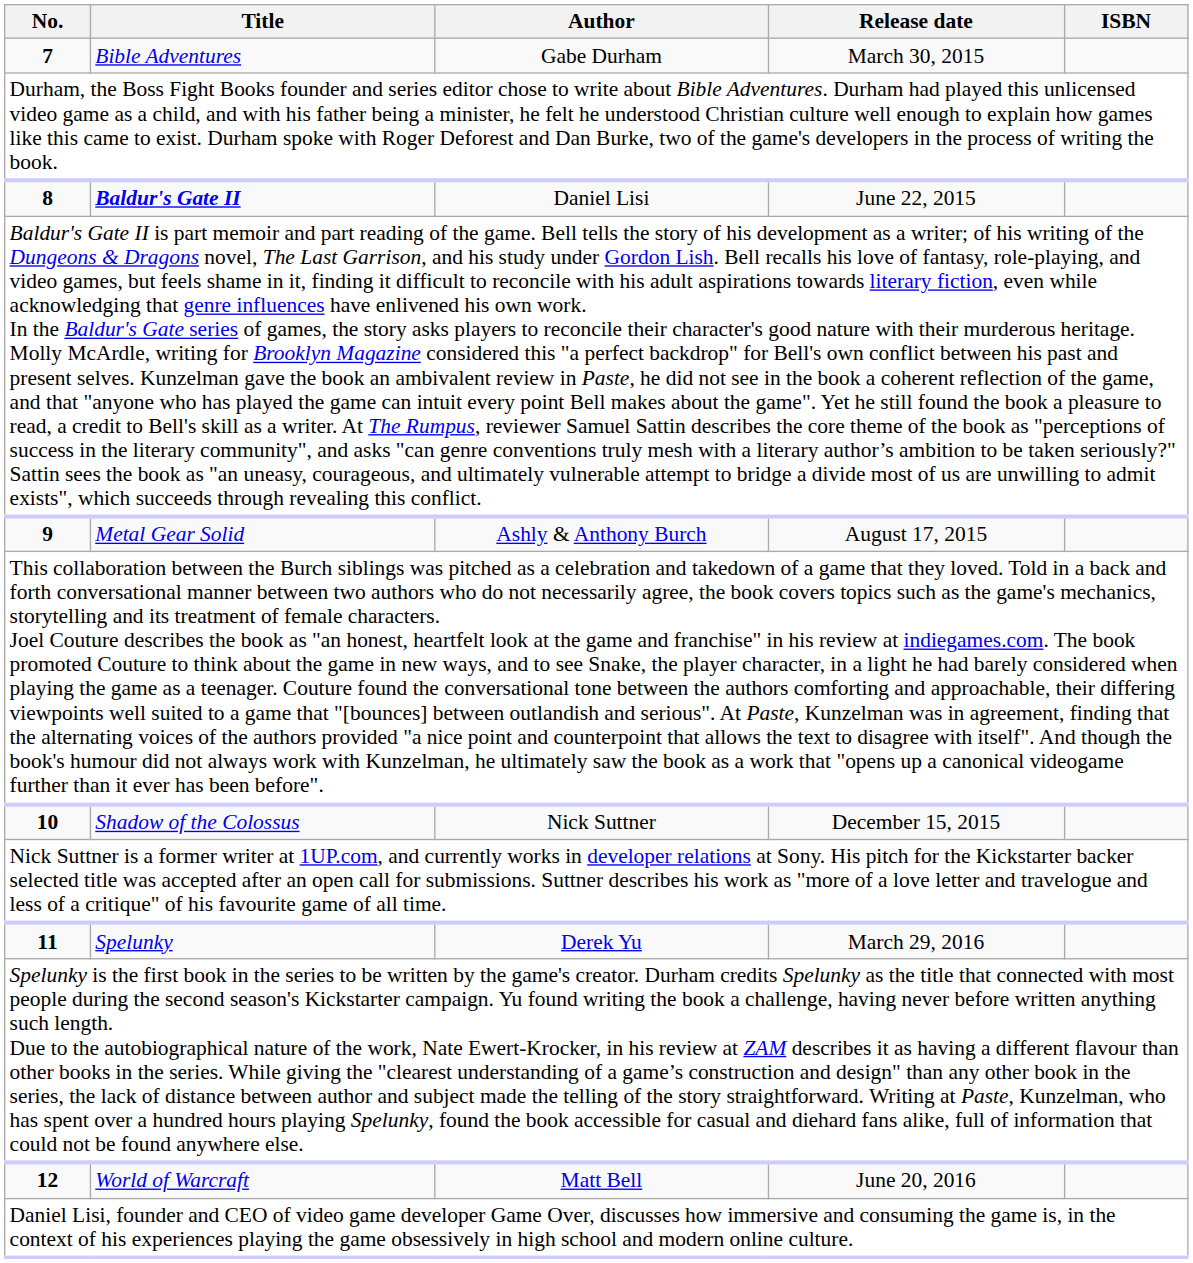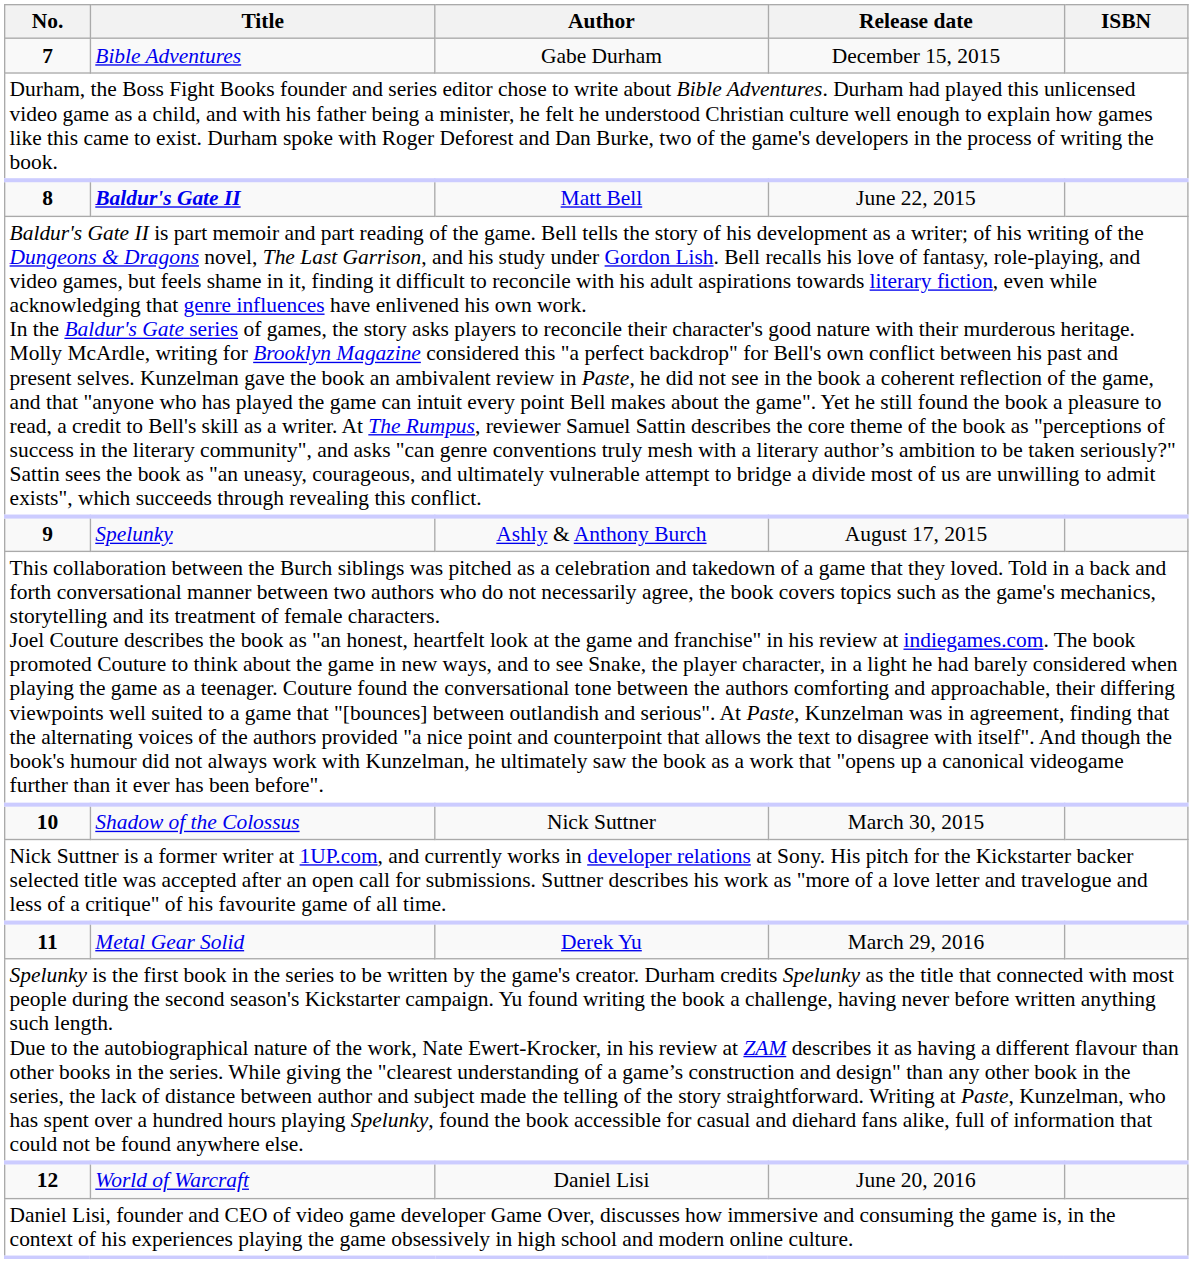(916, 55) March 30, 2015 -> (916, 55) December 15, 2015
(601, 198) Daniel Lisi -> (601, 198) Matt Bell
(170, 534) Metal Gear Solid -> (134, 534) Spelunky
(916, 822) December 15, 2015 -> (916, 822) March 30, 2015
(134, 941) Spelunky -> (170, 941) Metal Gear Solid
(601, 1180) Matt Bell -> (601, 1180) Daniel Lisi
